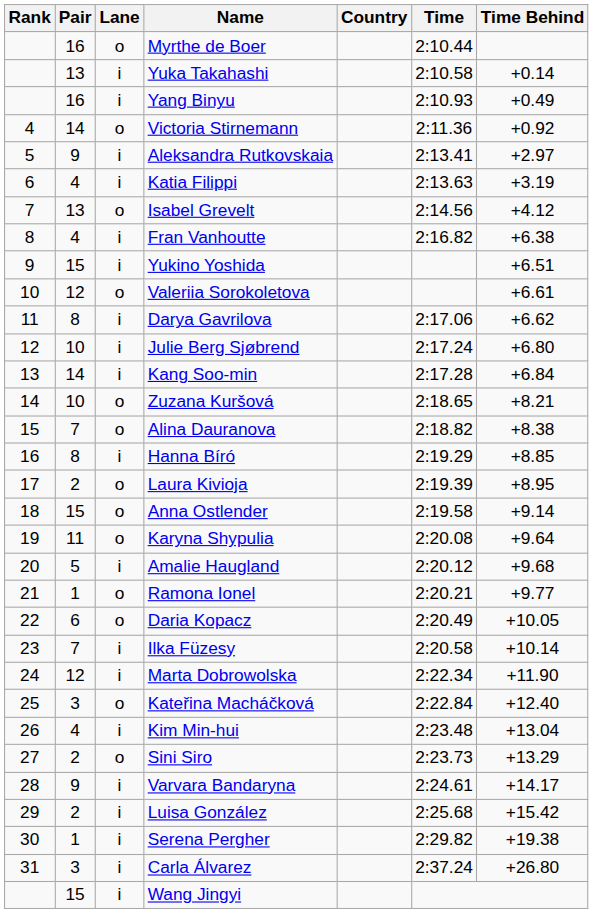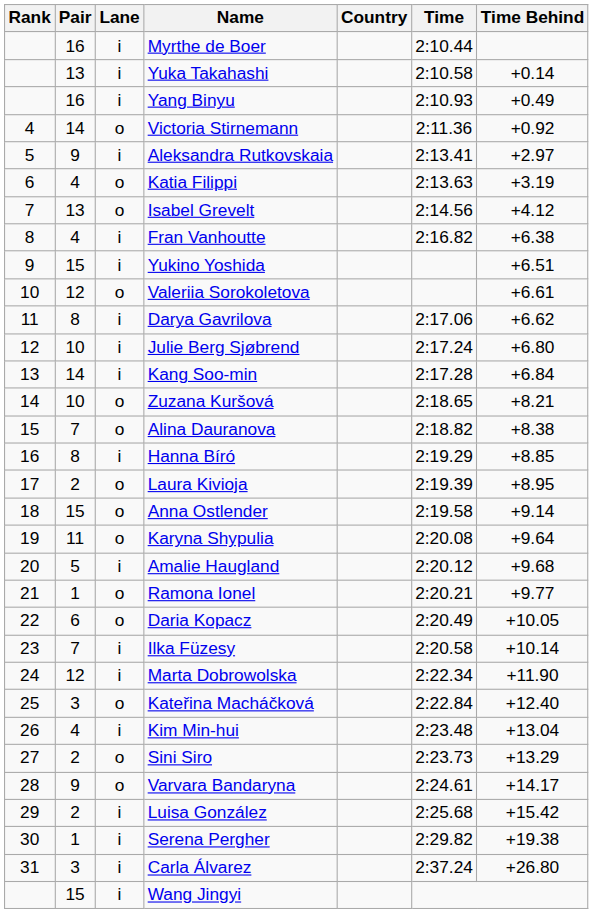(120, 45) o -> (120, 45) i
(120, 182) i -> (120, 182) o
(120, 785) i -> (120, 785) o
